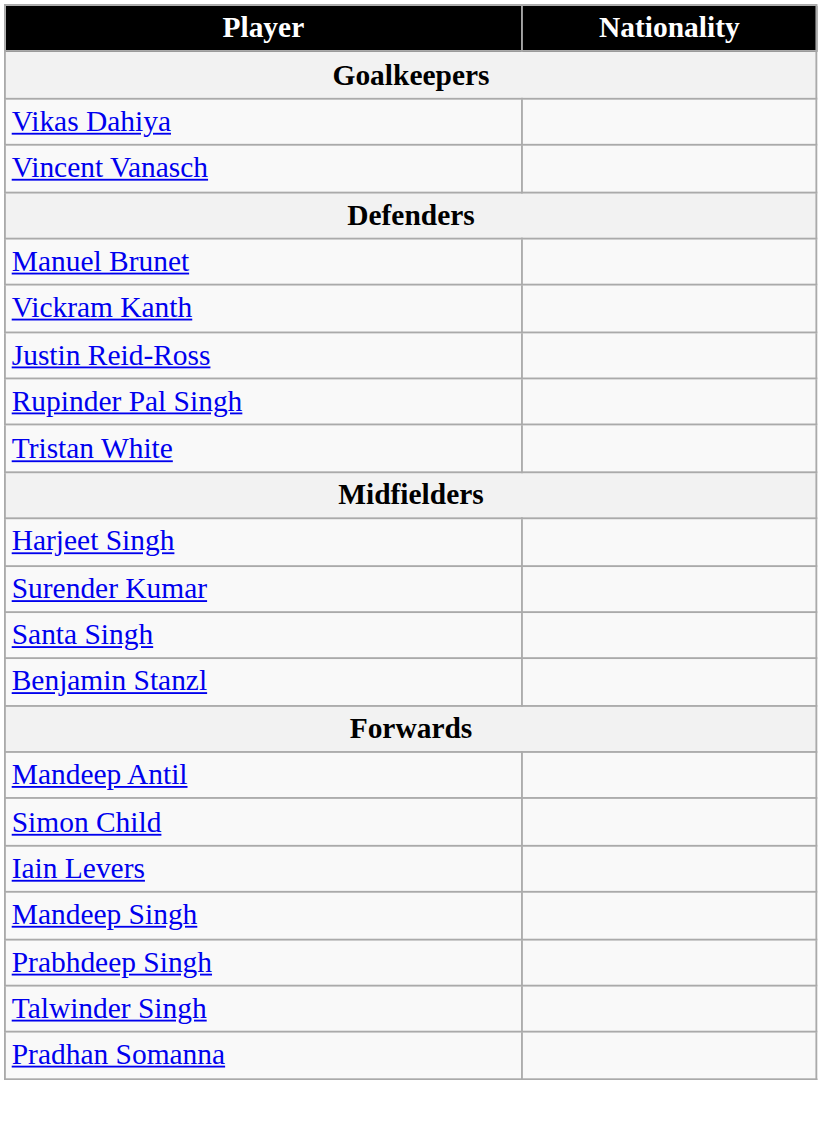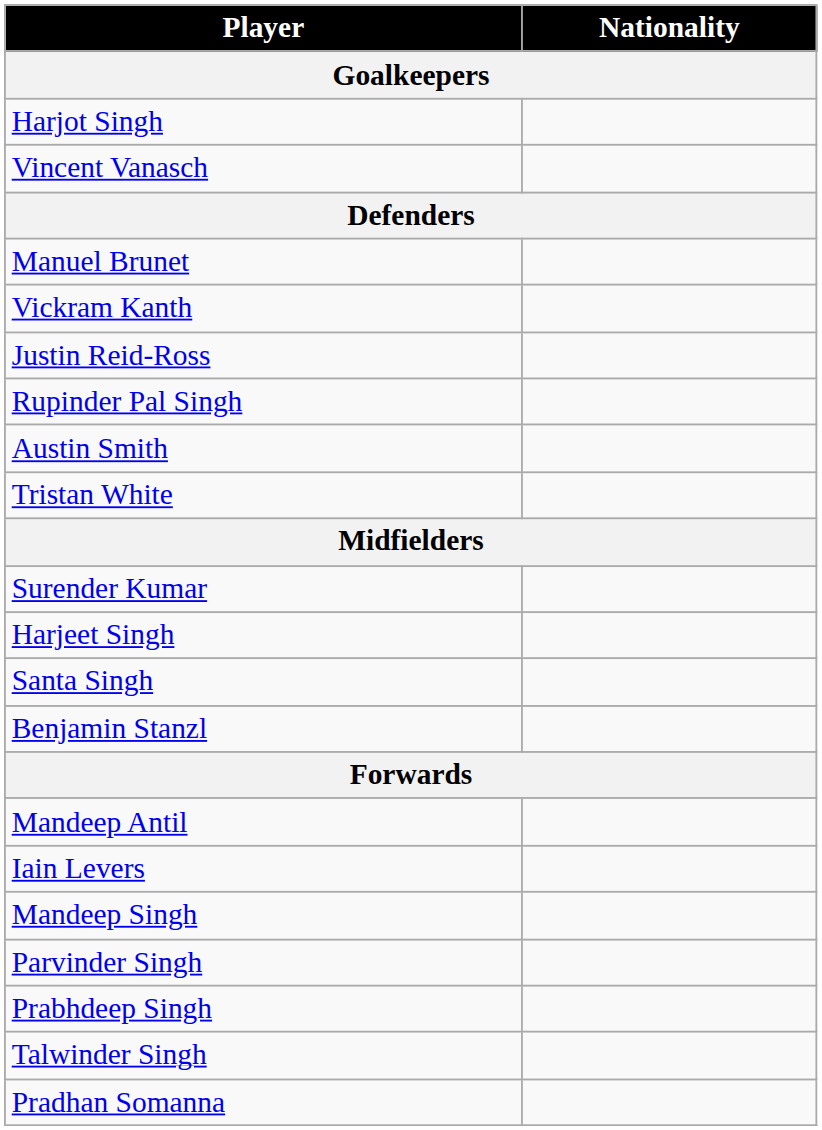- row: (91, 121)
+ row: (87, 121)
+ row: (90, 448)
rows swapped: (109, 588) <-> (93, 541)
- row: (87, 821)
+ row: (107, 961)
